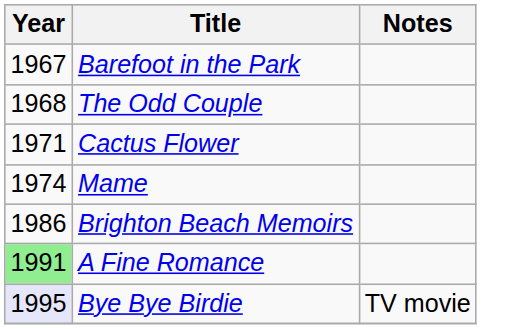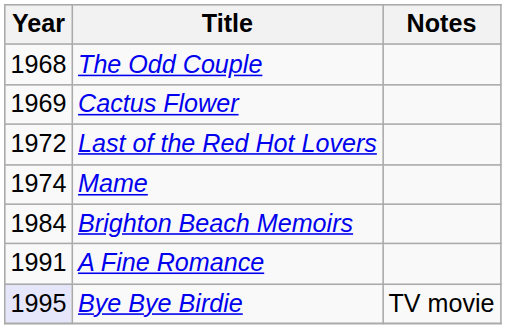- row: (189, 64)
(39, 143) 1971 -> (39, 104) 1969
+ row: (227, 143)
(39, 223) 1986 -> (39, 223) 1984
(39, 263) lightgreen background -> (39, 263) no background
